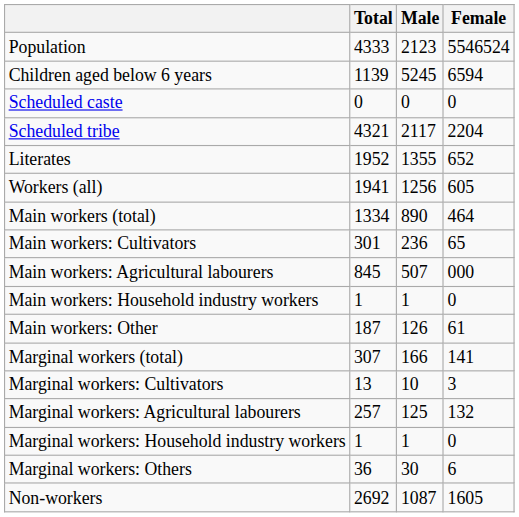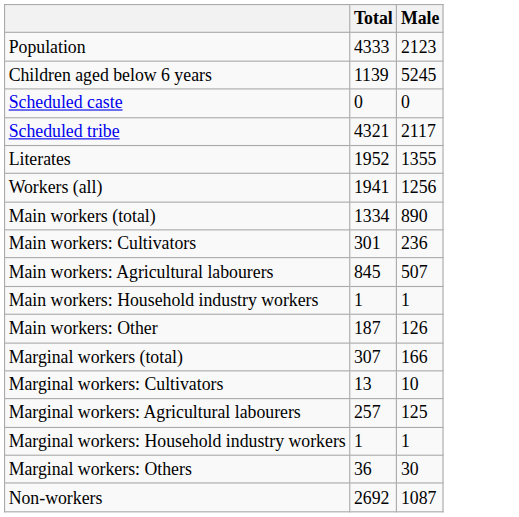- column: (479, 18)
